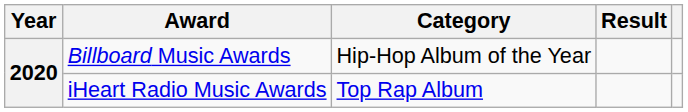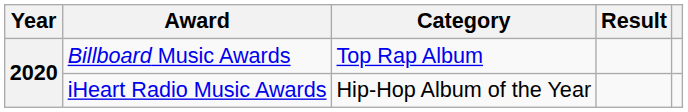(464, 55) Hip-Hop Album of the Year -> (410, 55) Top Rap Album
(410, 90) Top Rap Album -> (464, 90) Hip-Hop Album of the Year
